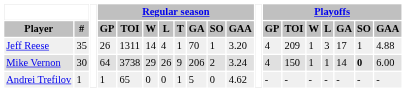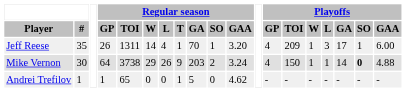(385, 46) 4.88 -> (385, 46) 6.00
(197, 62) 206 -> (197, 62) 203
(385, 62) 6.00 -> (385, 62) 4.88
